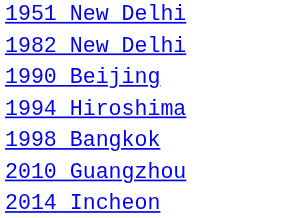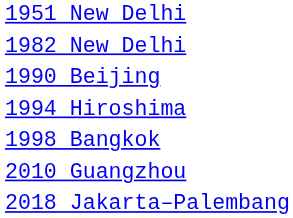- row: (83, 204)
+ row: (147, 204)
